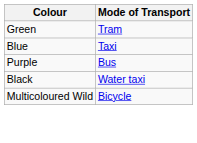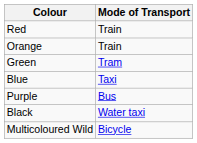+ row: (16, 29)
+ row: (24, 46)
